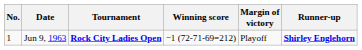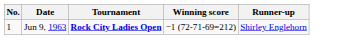- column: (260, 17)
(319, 38) bold -> (273, 27) normal
